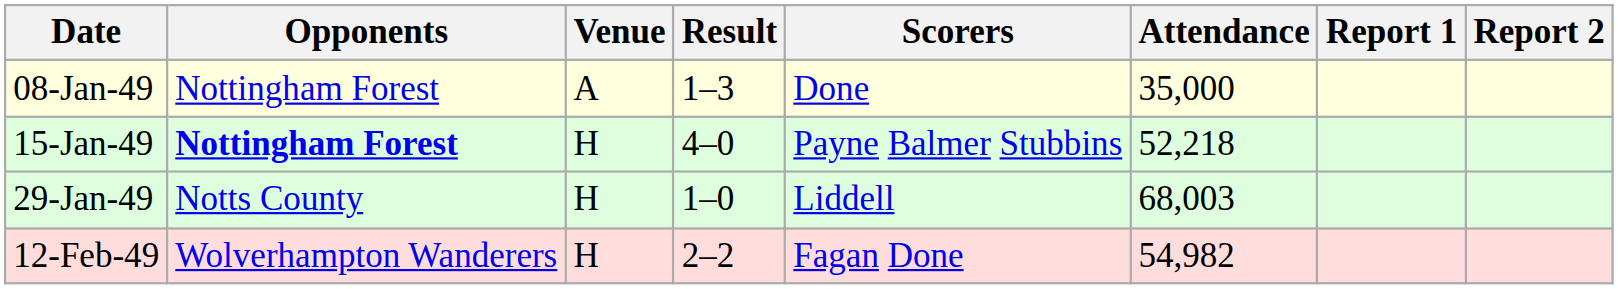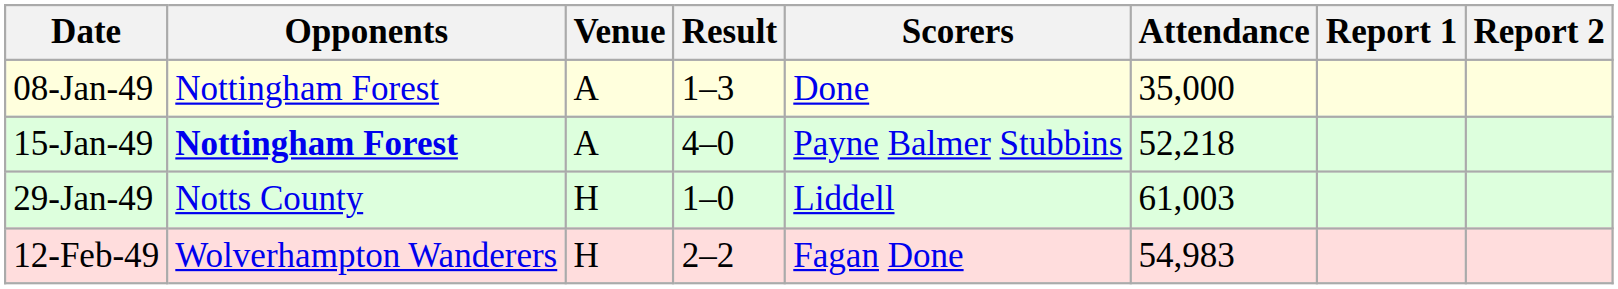(586, 143) H -> (586, 143) A
(1187, 198) 68,003 -> (1187, 198) 61,003
(1187, 254) 54,982 -> (1187, 254) 54,983
